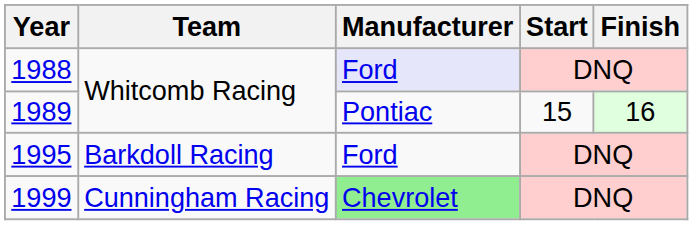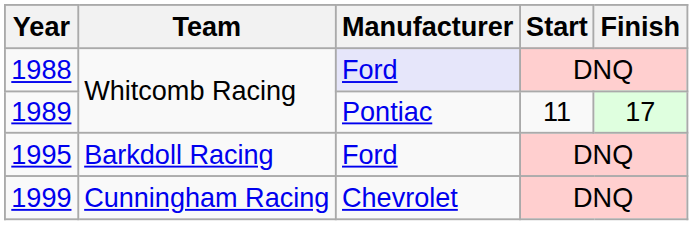(557, 112) 15 -> (557, 112) 11
(640, 112) 16 -> (640, 112) 17
(400, 198) lightgreen background -> (400, 198) no background
